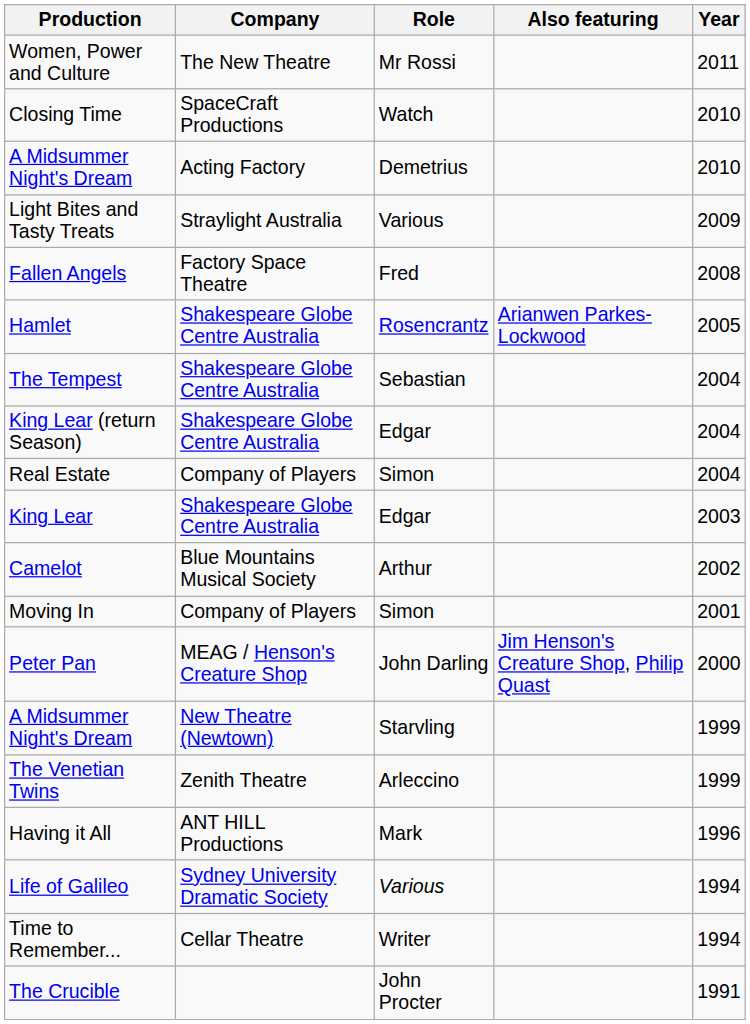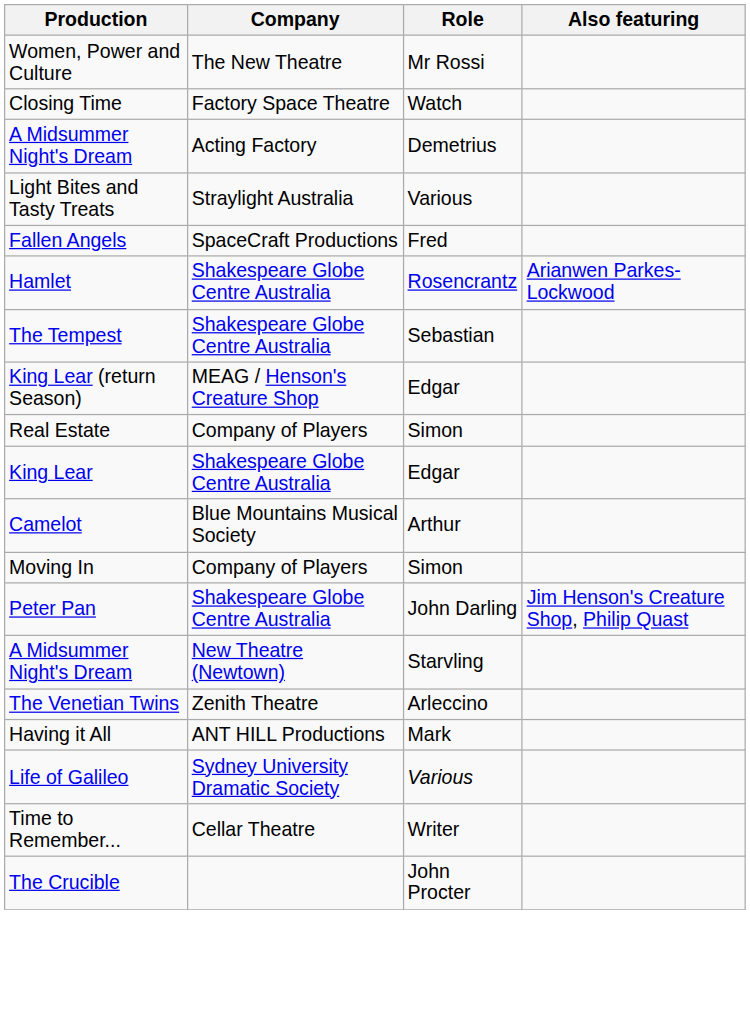- column: (719, 19)
(232, 114) SpaceCraft Productions -> (291, 103) Factory Space Theatre
(243, 273) Factory Space Theatre -> (295, 240) SpaceCraft Productions
(266, 432) Shakespeare Globe Centre Australia -> (269, 388) MEAG / Henson's Creature Shop
(257, 663) MEAG / Henson's Creature Shop -> (278, 609) Shakespeare Globe Centre Australia
